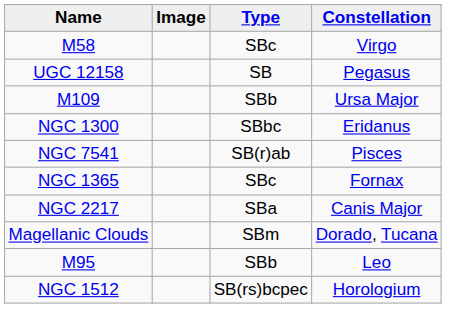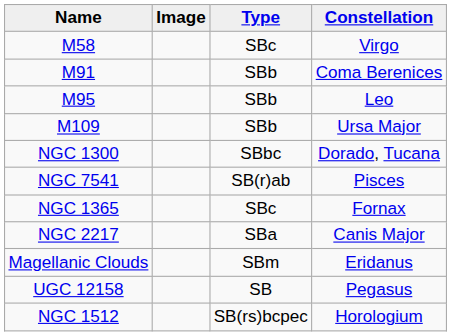+ row: (78, 72)
rows swapped: (78, 262) <-> (78, 72)
(377, 126) Eridanus -> (379, 153) Dorado, Tucana
(377, 235) Dorado, Tucana -> (379, 262) Eridanus
